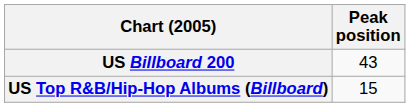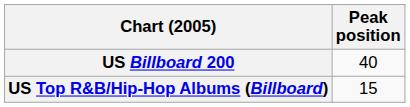(368, 62) 43 -> (368, 62) 40
